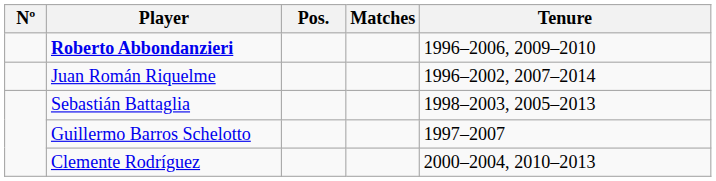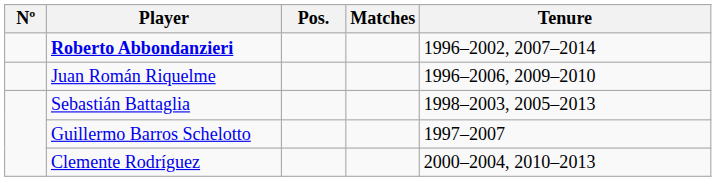(510, 47) 1996–2006, 2009–2010 -> (510, 47) 1996–2002, 2007–2014
(510, 76) 1996–2002, 2007–2014 -> (510, 76) 1996–2006, 2009–2010
